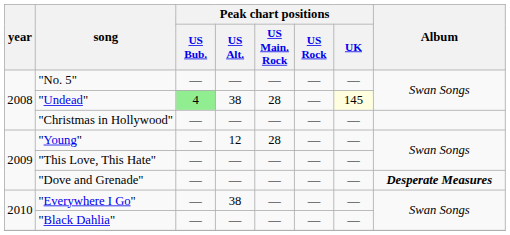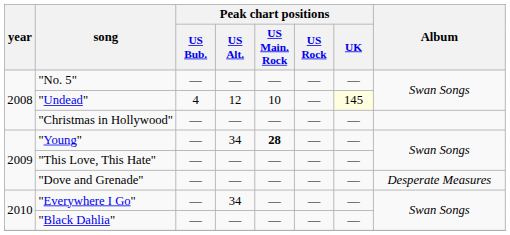(196, 100) lightgreen background -> (196, 100) no background
(235, 100) 38 -> (235, 100) 12
(275, 100) 28 -> (275, 100) 10
(235, 140) 12 -> (235, 140) 34
(275, 140) normal -> (275, 140) bold
(439, 180) bold -> (439, 180) normal
(235, 200) 38 -> (235, 200) 34
